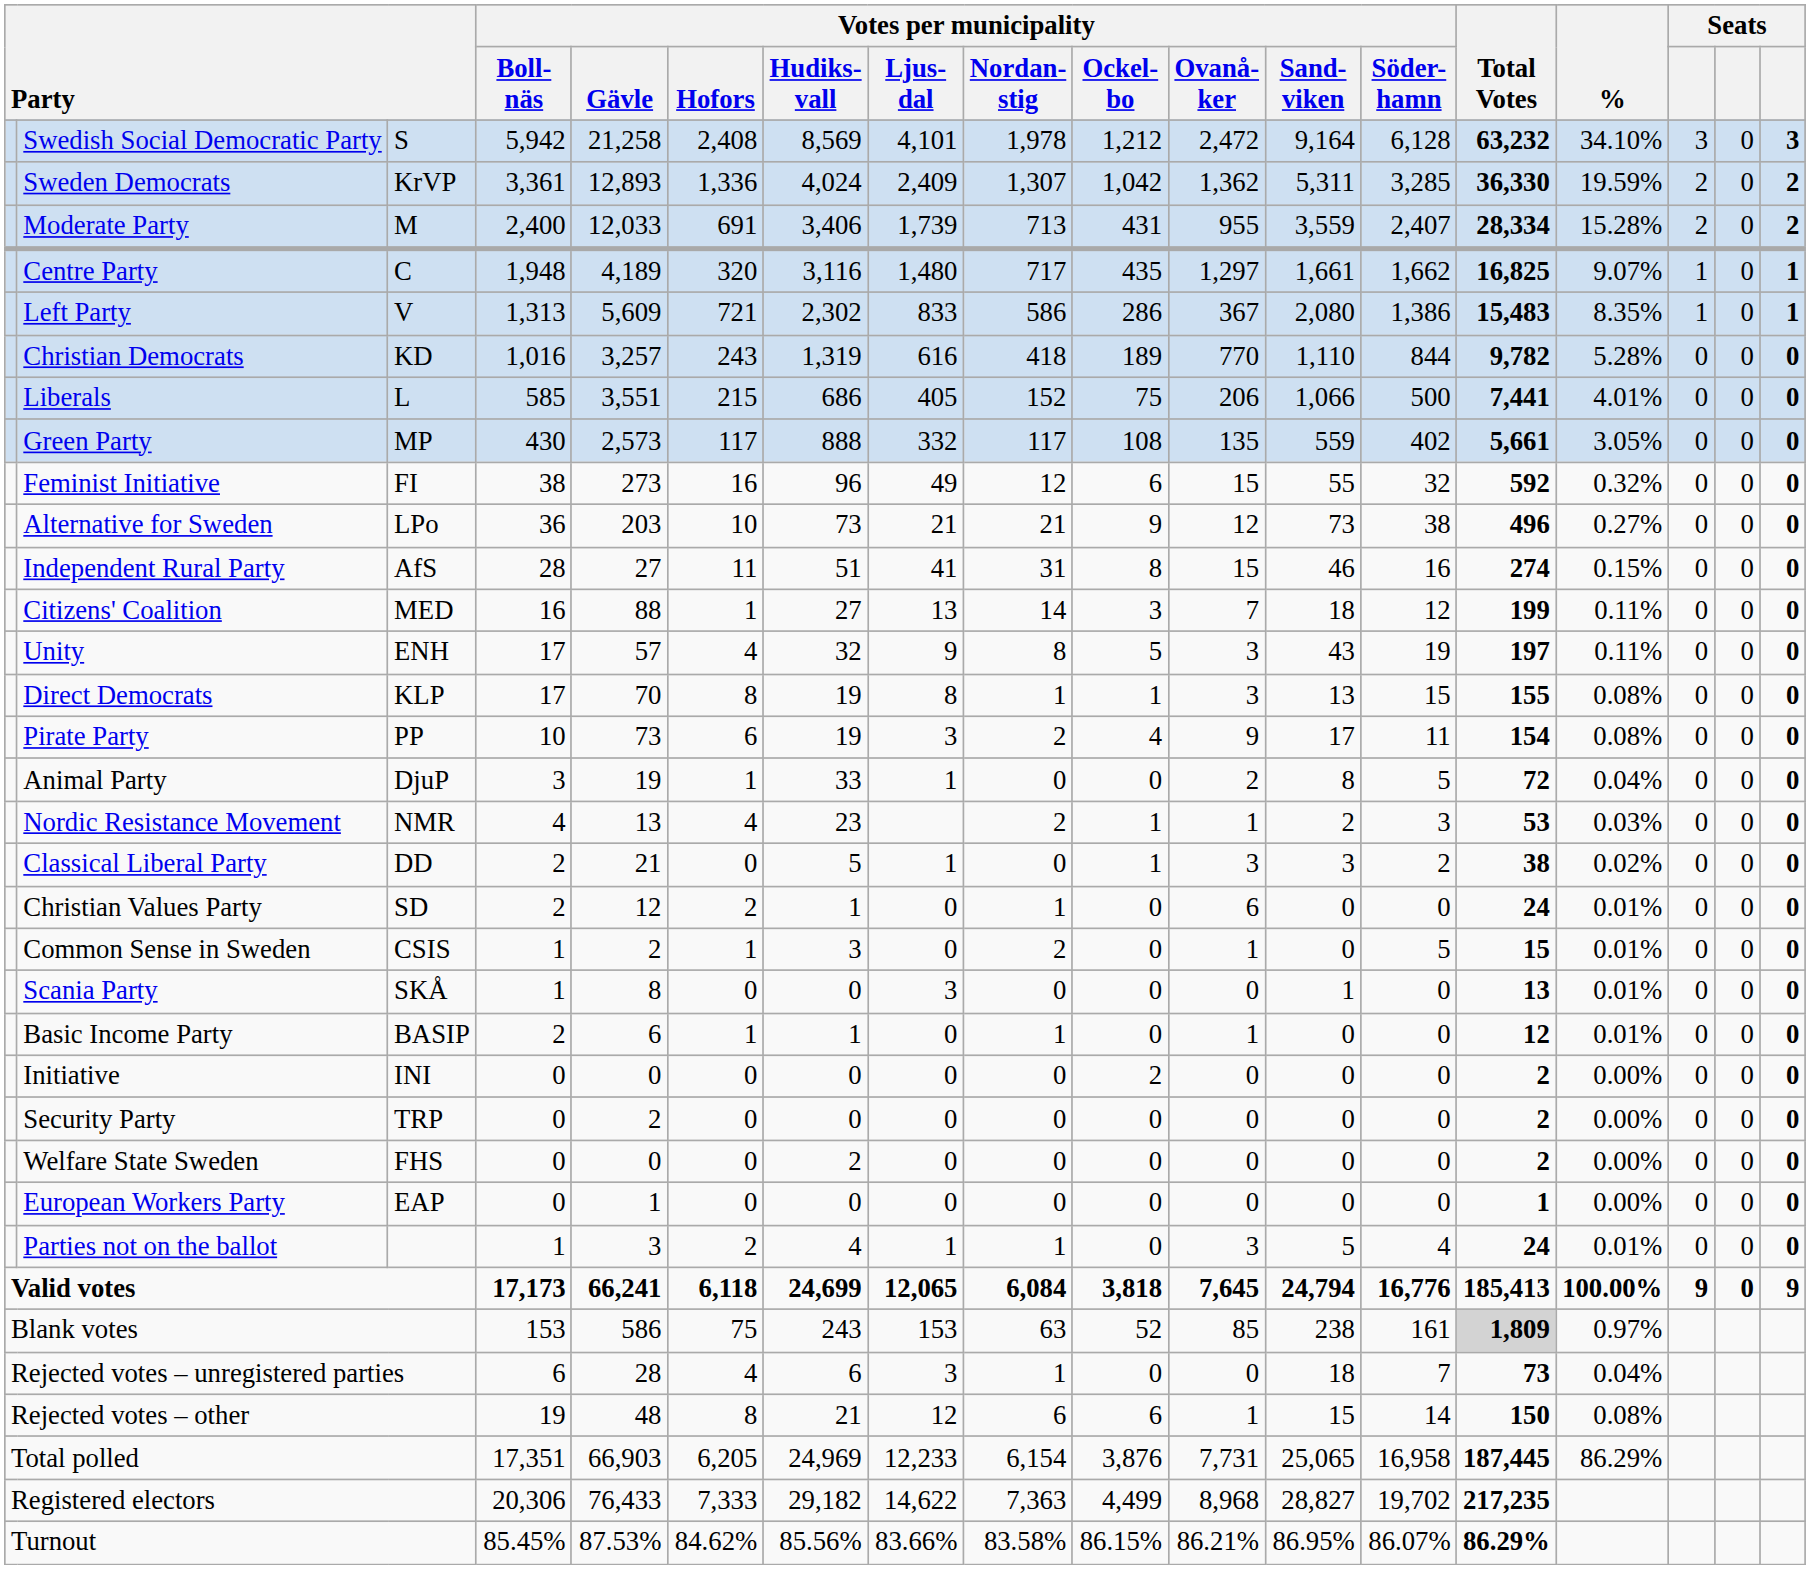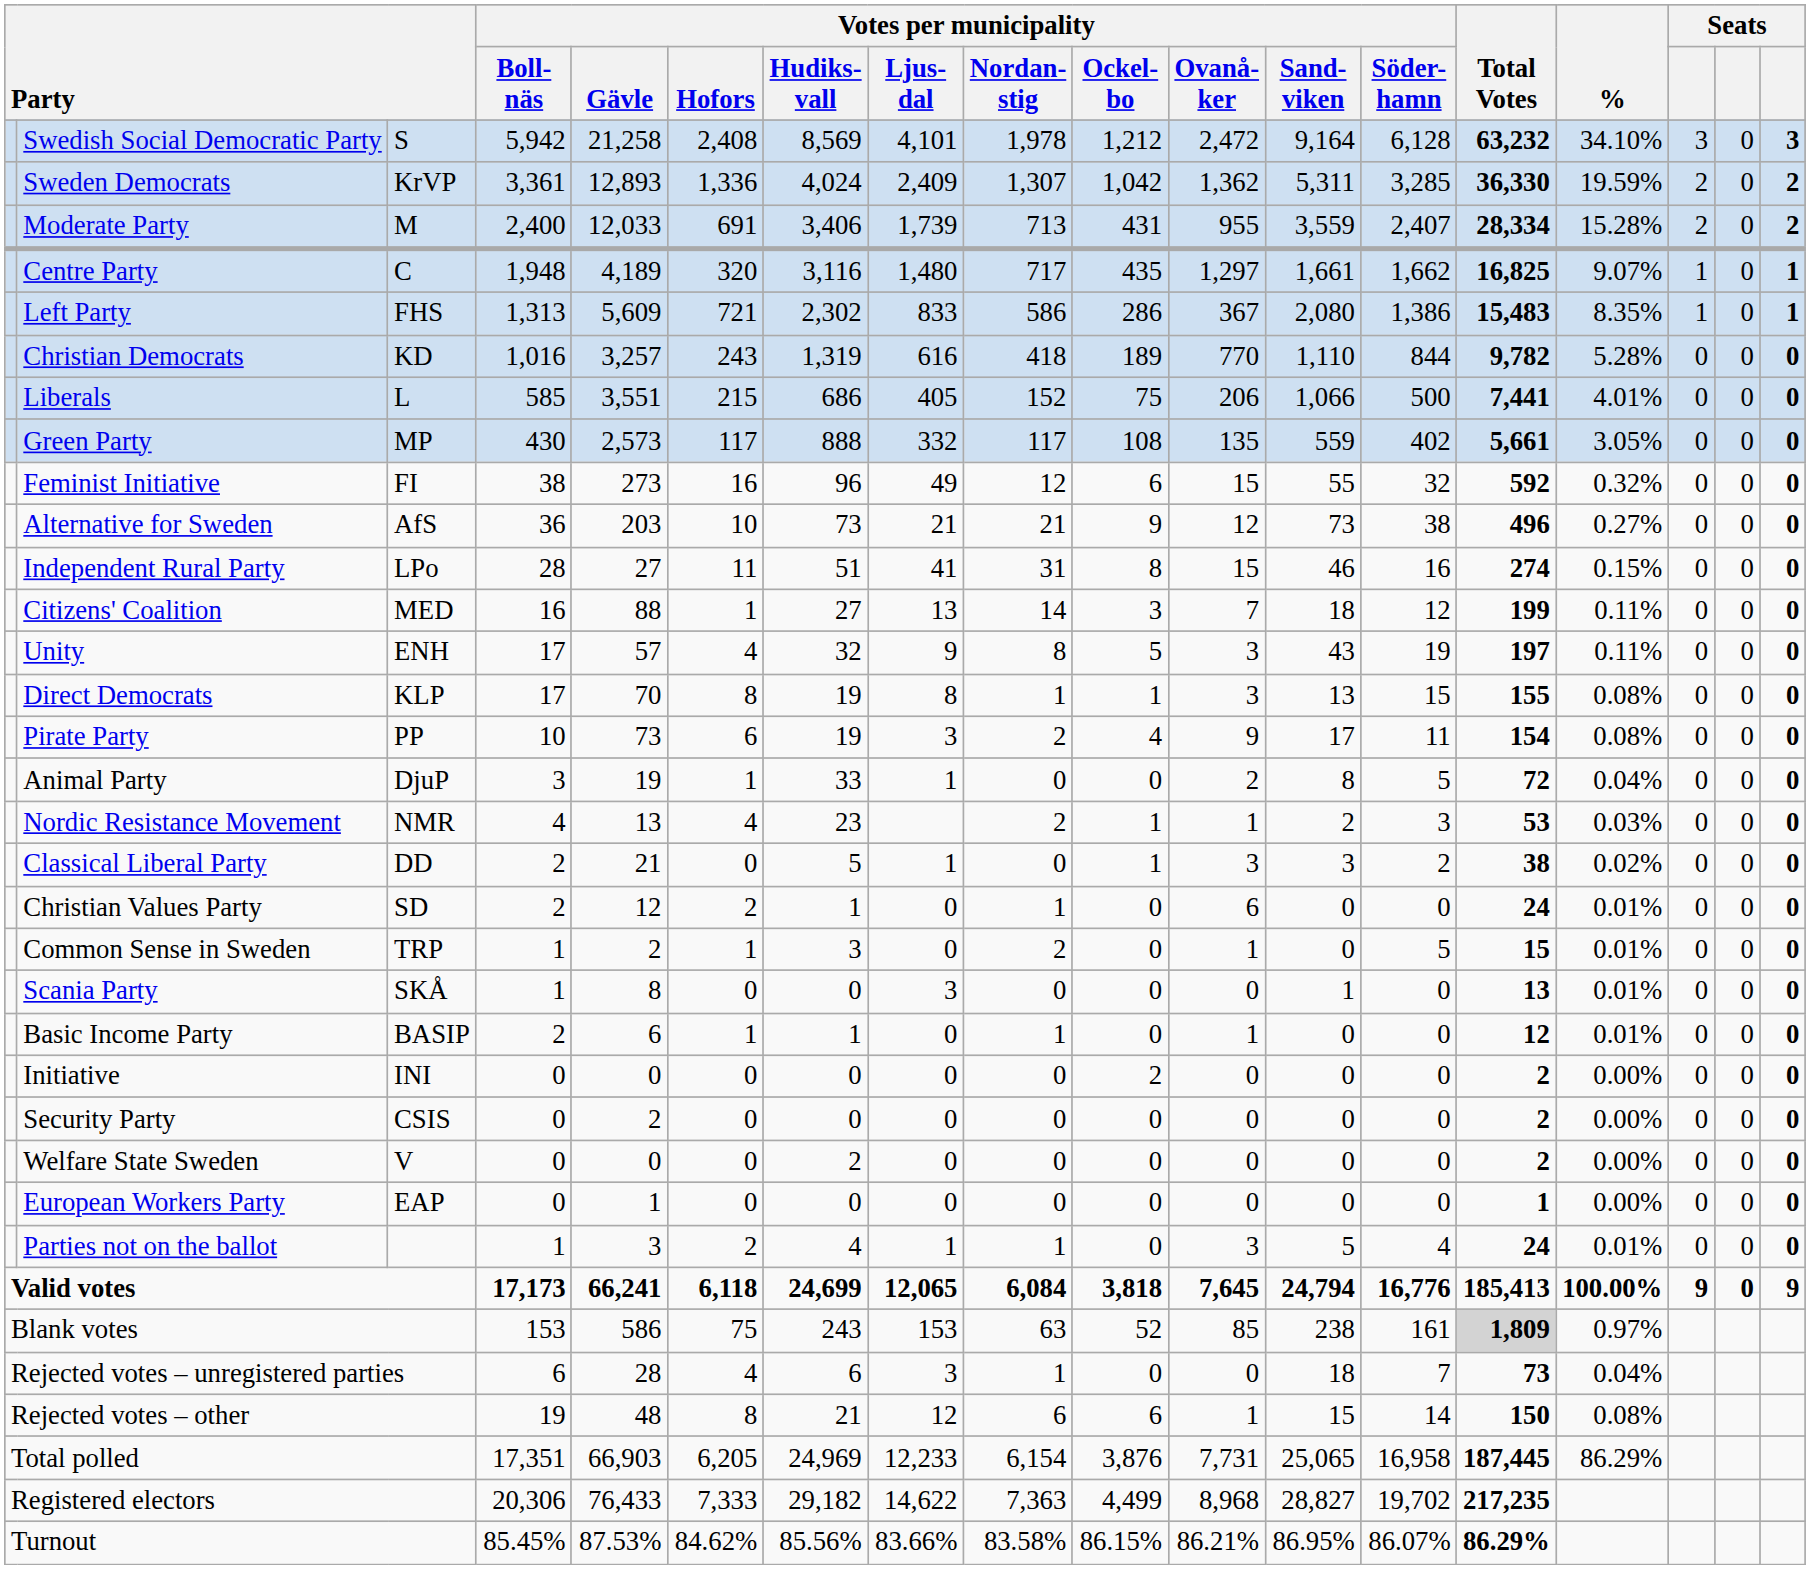(404, 313) V -> (419, 313) FHS
(416, 525) LPo -> (416, 525) AfS
(416, 567) AfS -> (416, 567) LPo
(422, 948) CSIS -> (419, 948) TRP
(419, 1118) TRP -> (422, 1118) CSIS
(419, 1160) FHS -> (404, 1160) V
